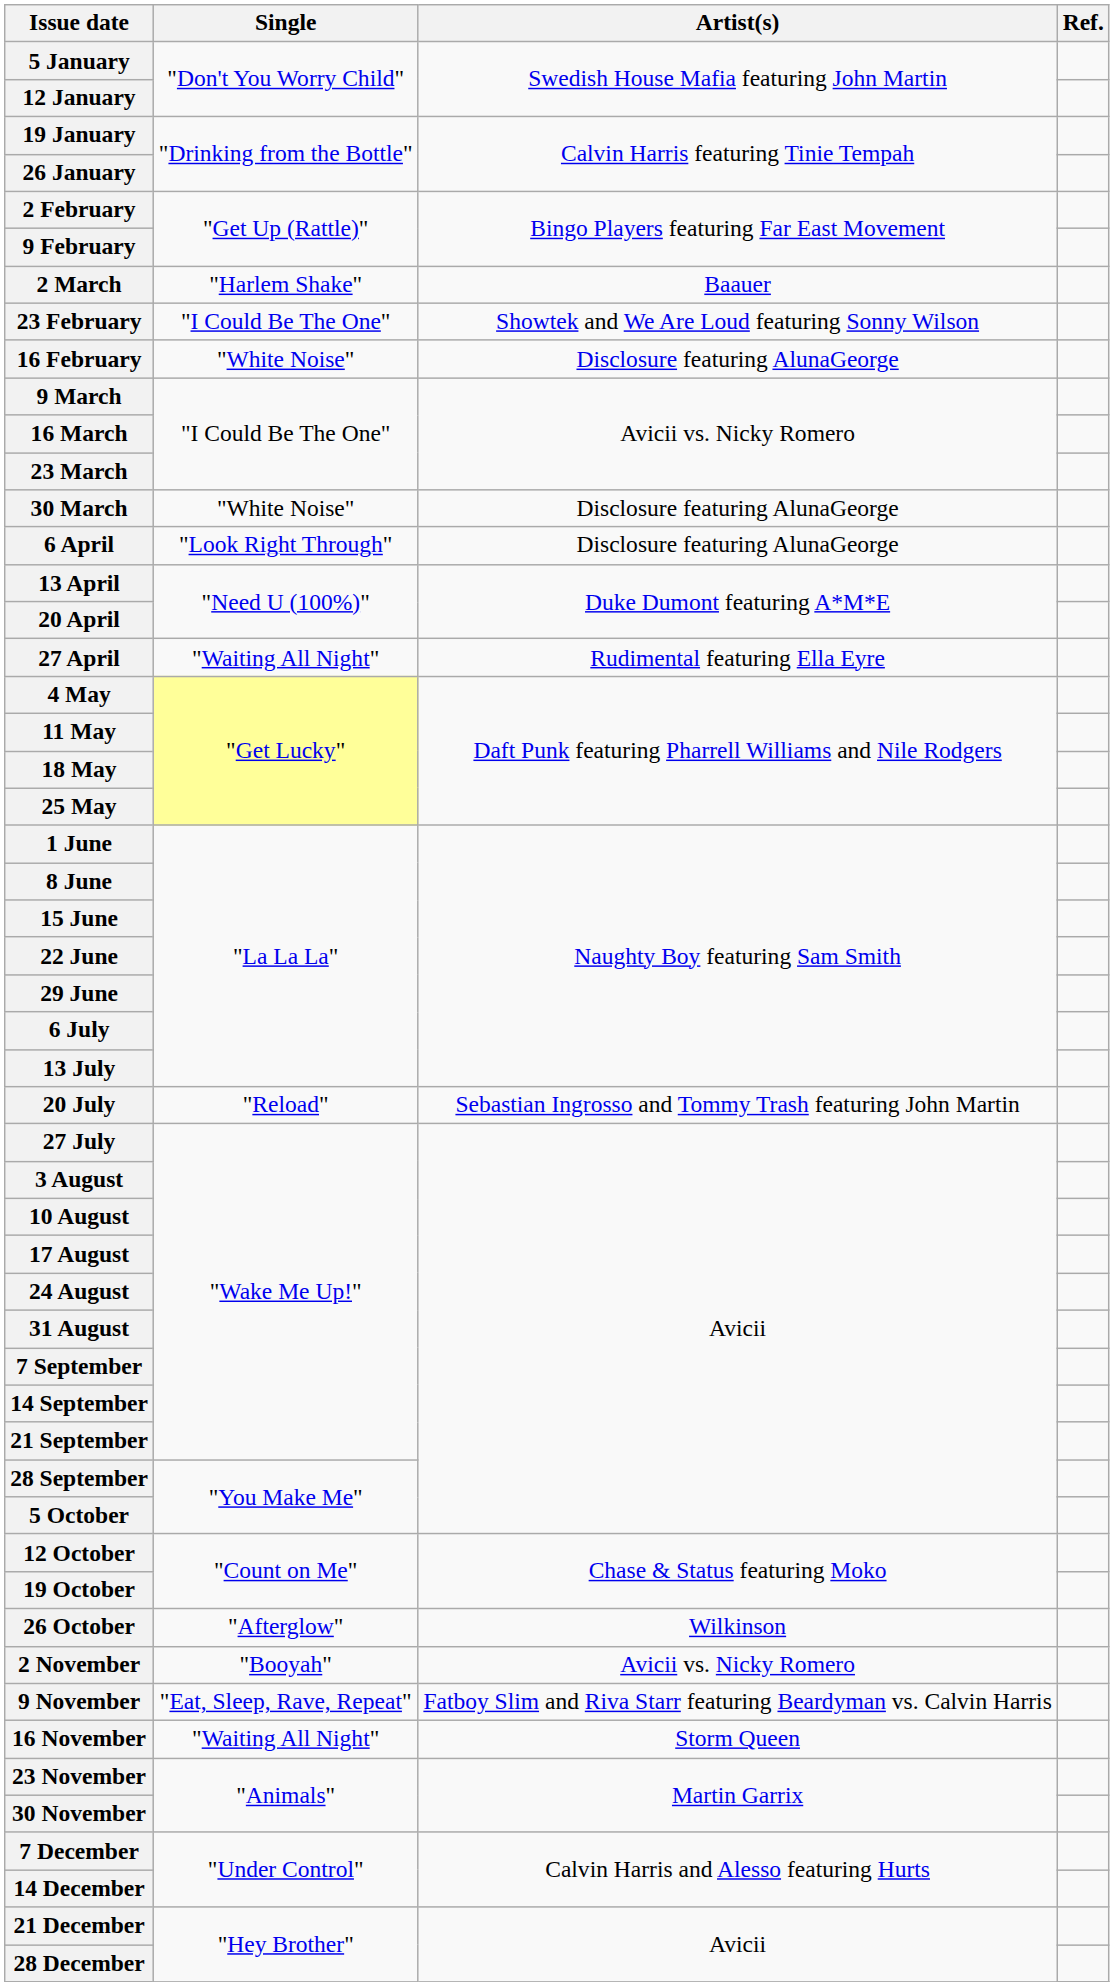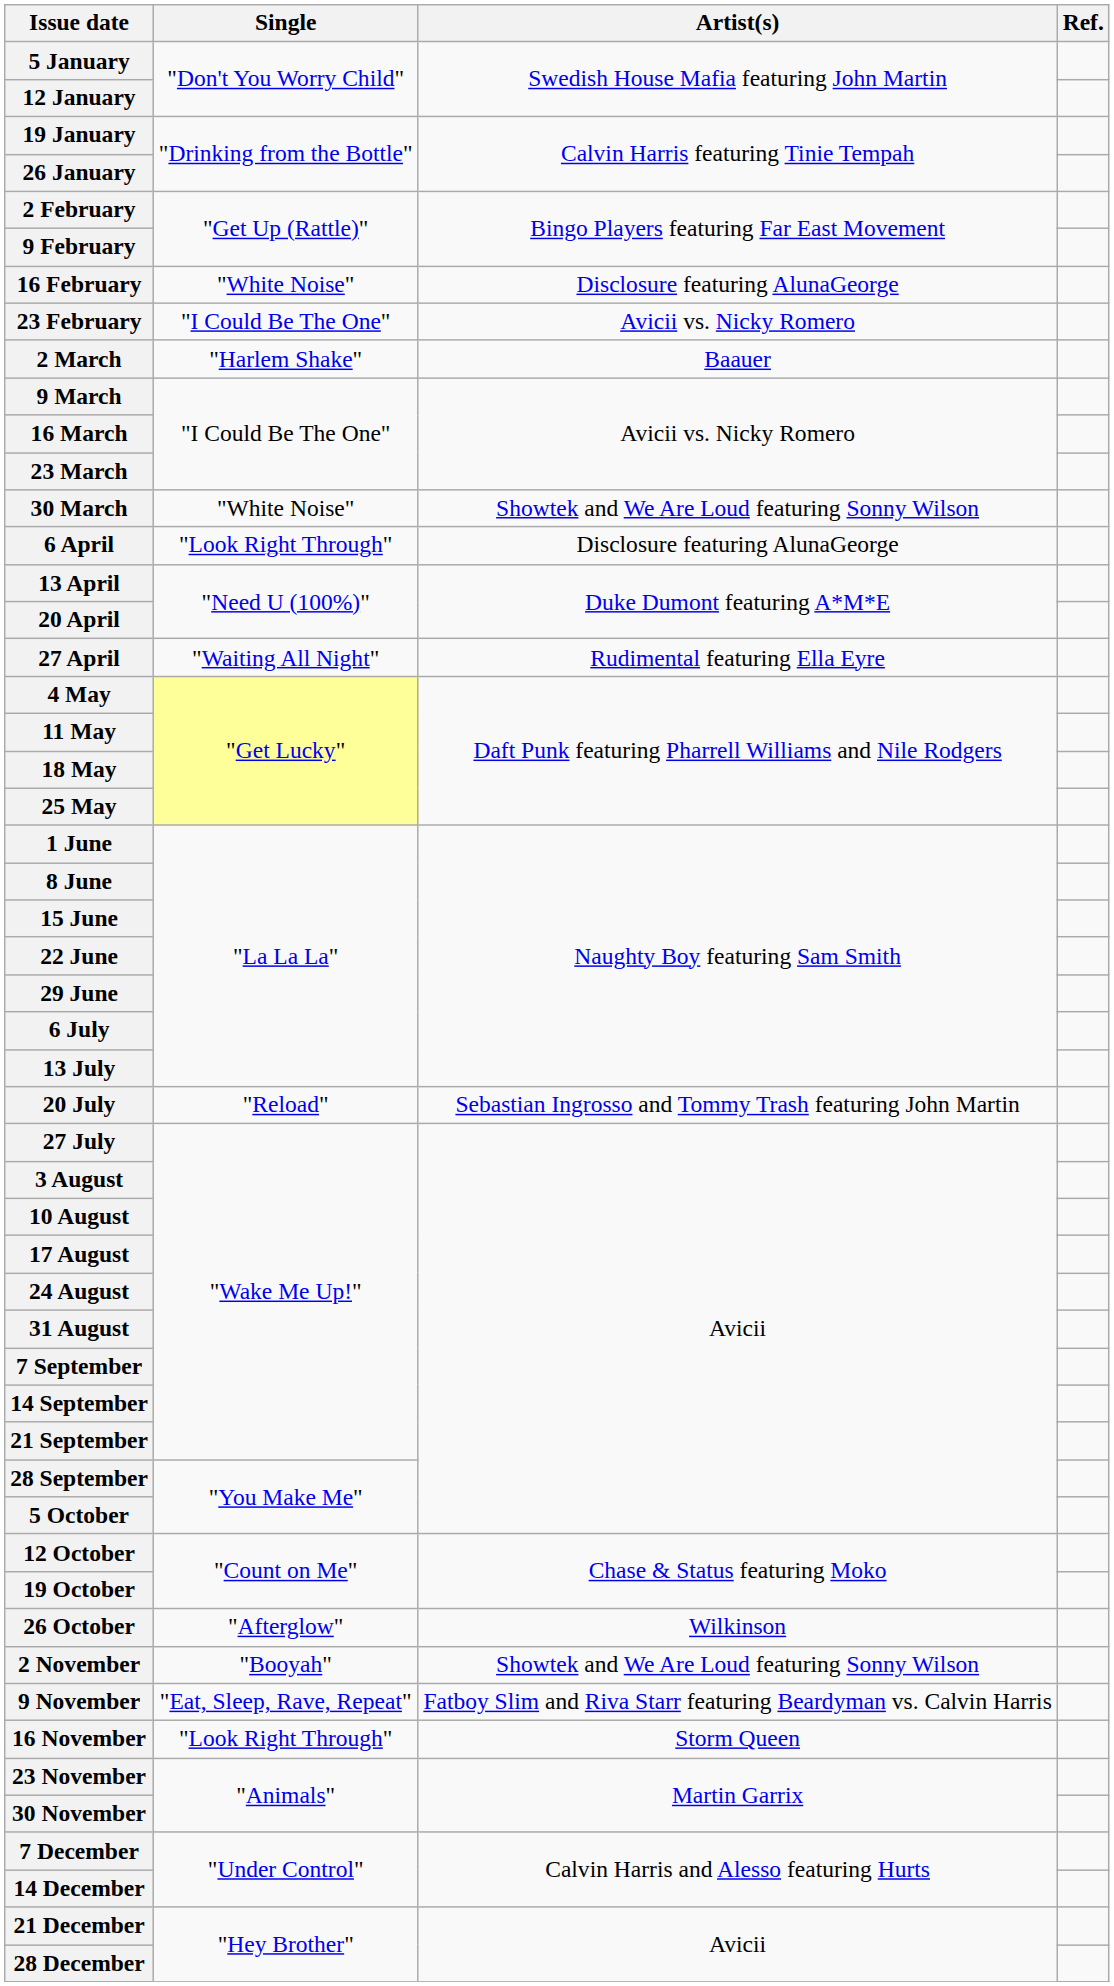rows swapped: (79, 358) <-> (79, 284)
(738, 321) Showtek and We Are Loud featuring Sonny Wilson -> (738, 321) Avicii vs. Nicky Romero
(738, 508) Disclosure featuring AlunaGeorge -> (738, 508) Showtek and We Are Loud featuring Sonny Wilson
(738, 1664) Avicii vs. Nicky Romero -> (738, 1664) Showtek and We Are Loud featuring Sonny Wilson
(286, 1739) "Waiting All Night" -> (286, 1739) "Look Right Through"
